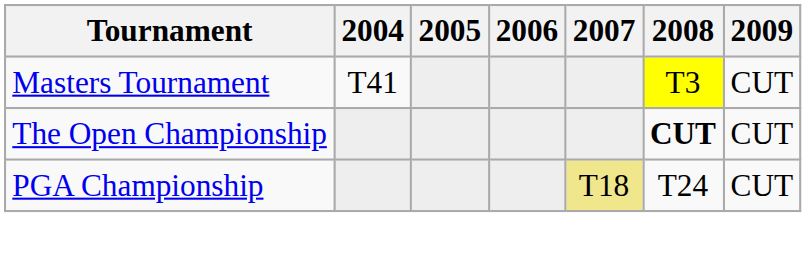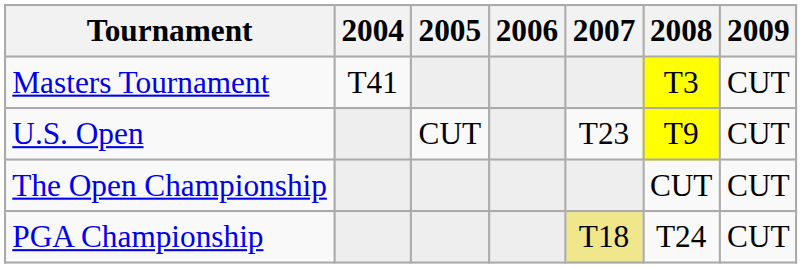+ row: (78, 133)
(683, 133) bold -> (681, 185) normal
